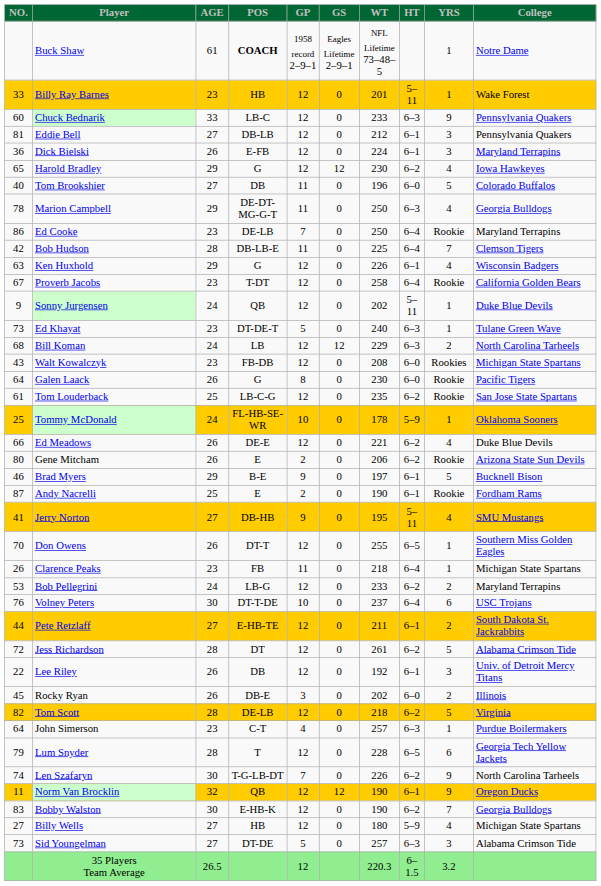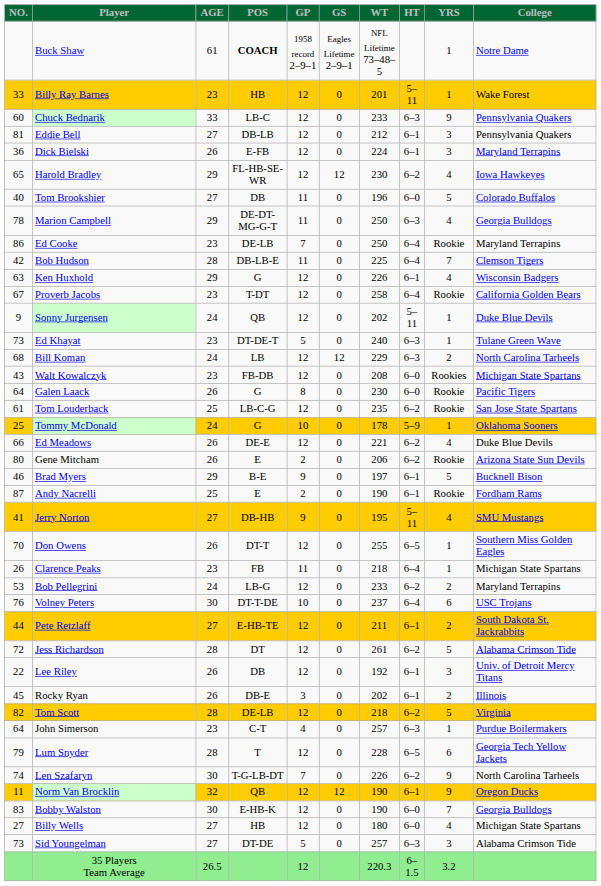(258, 168) G -> (258, 174) FL-HB-SE-WR
(258, 420) FL-HB-SE-WR -> (258, 426) G
(412, 695) 6–0 -> (412, 695) 6–1
(412, 809) 6–2 -> (412, 809) 6–0
(412, 826) 5–9 -> (412, 826) 6–0
